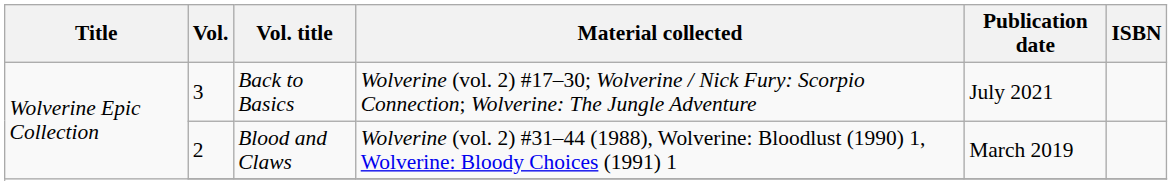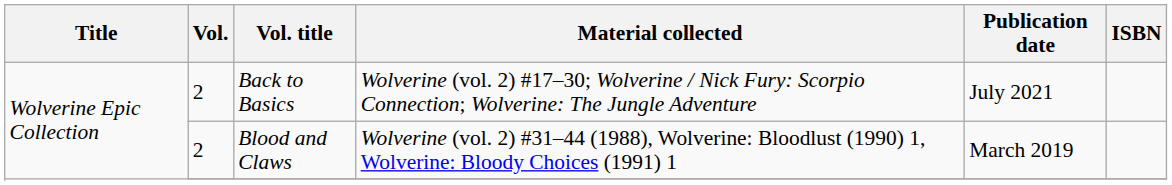(198, 91) 3 -> (198, 91) 2
